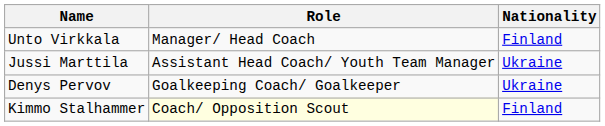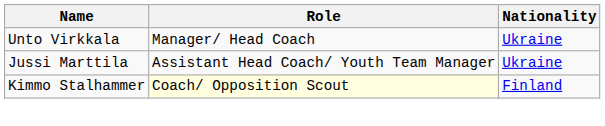(532, 40) Finland -> (532, 40) Ukraine
- row: (59, 86)
